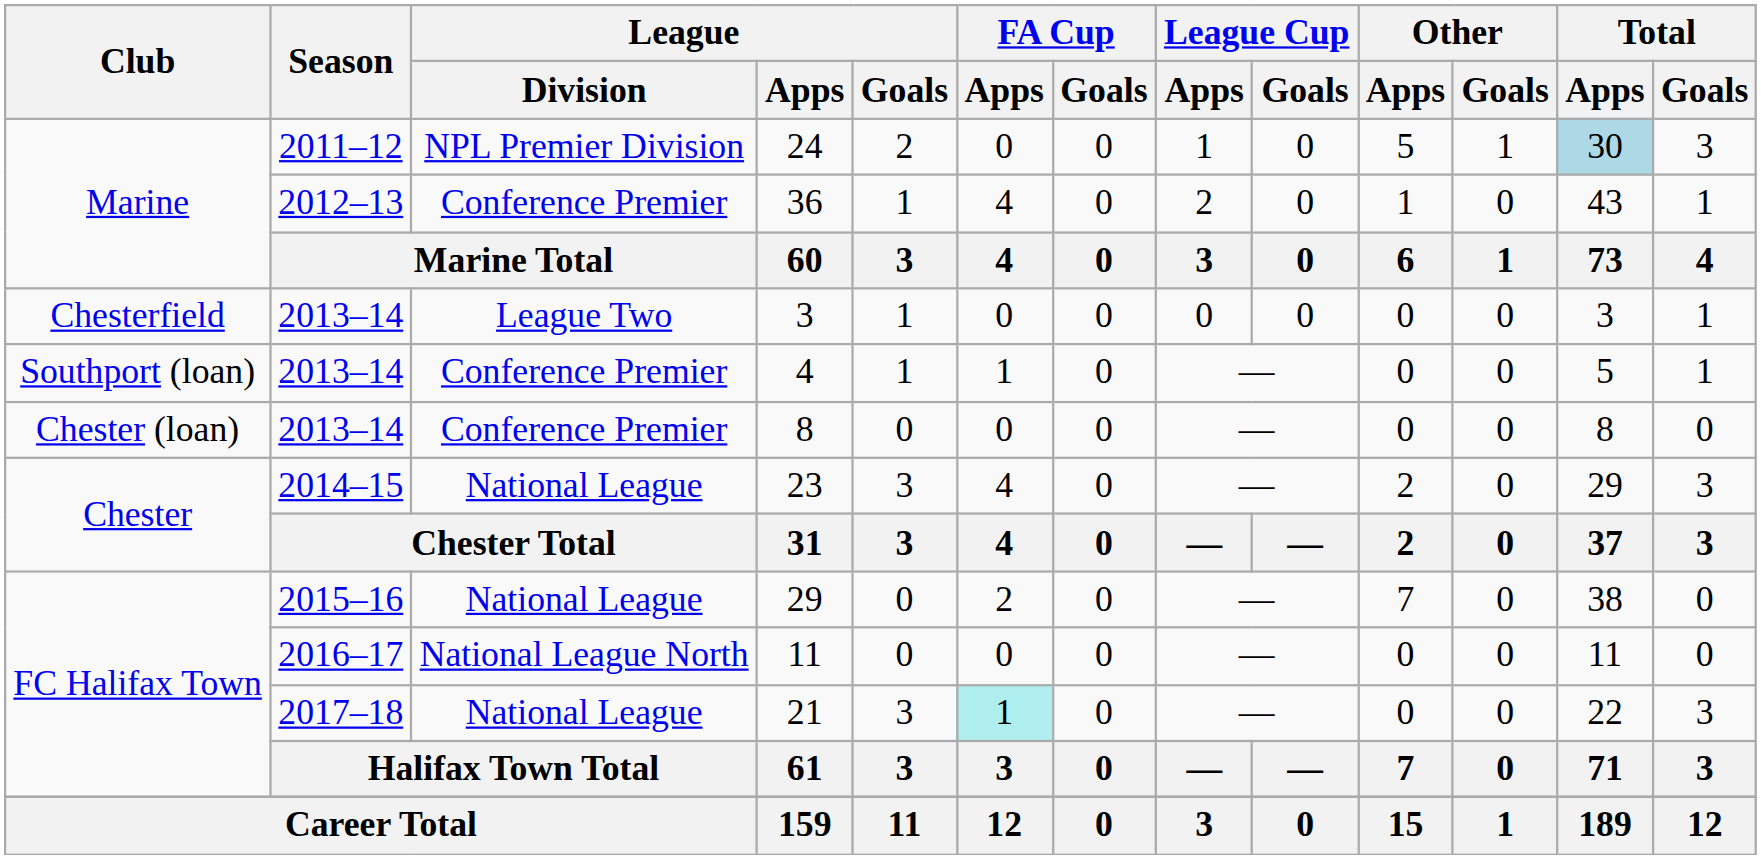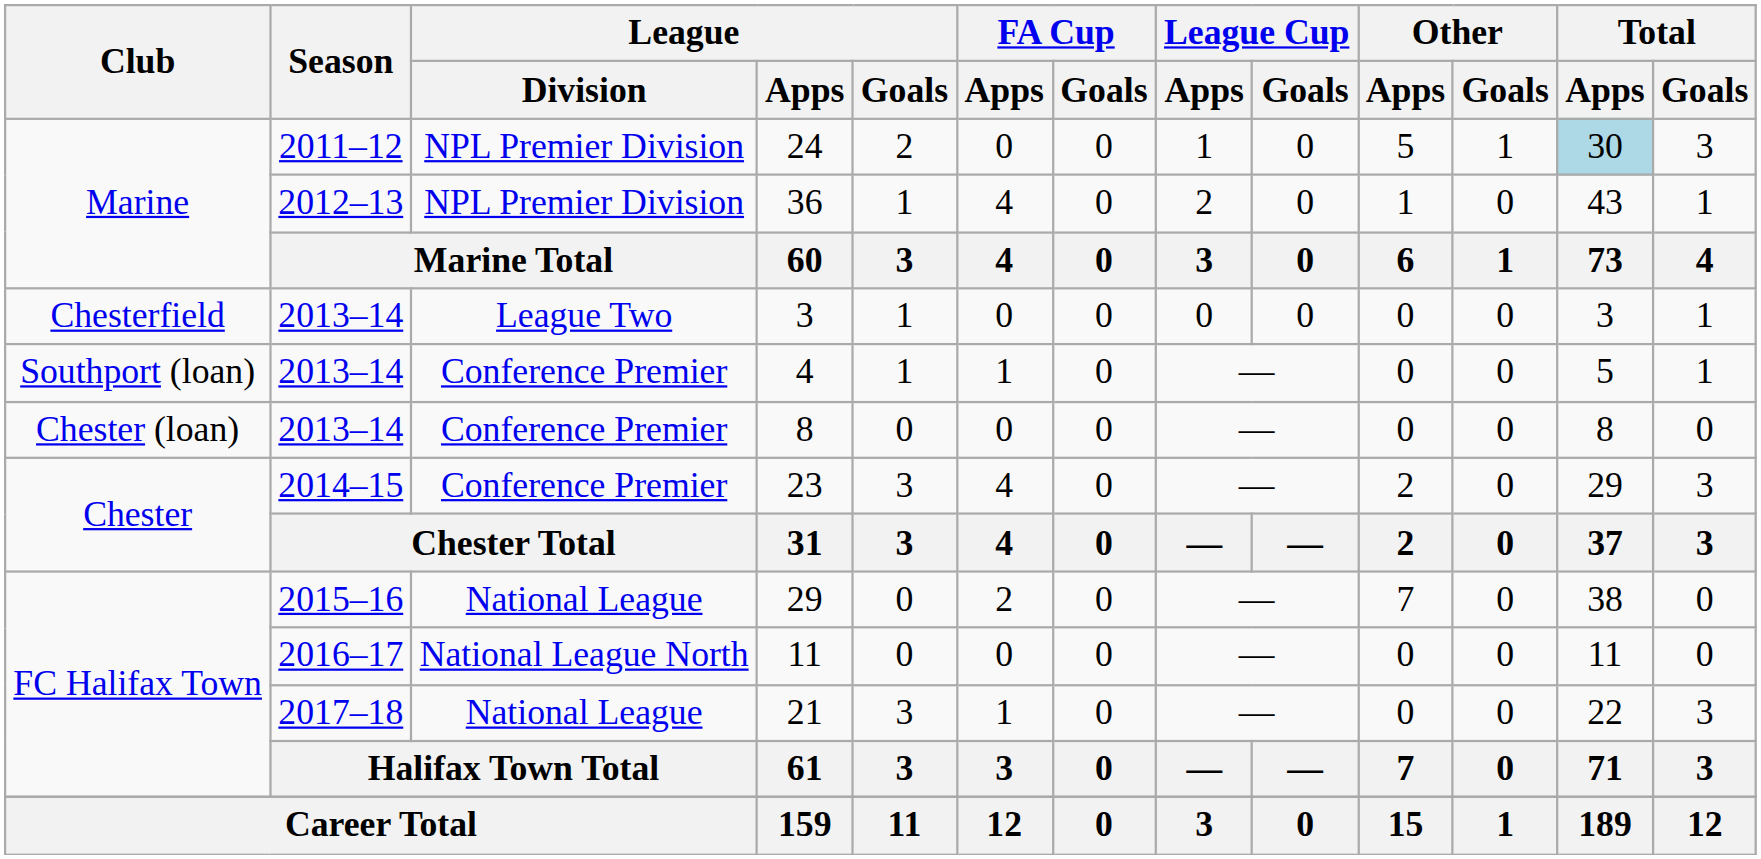(584, 202) Conference Premier -> (584, 202) NPL Premier Division
(584, 485) National League -> (584, 485) Conference Premier
(1004, 711) paleturquoise background -> (1004, 711) no background
